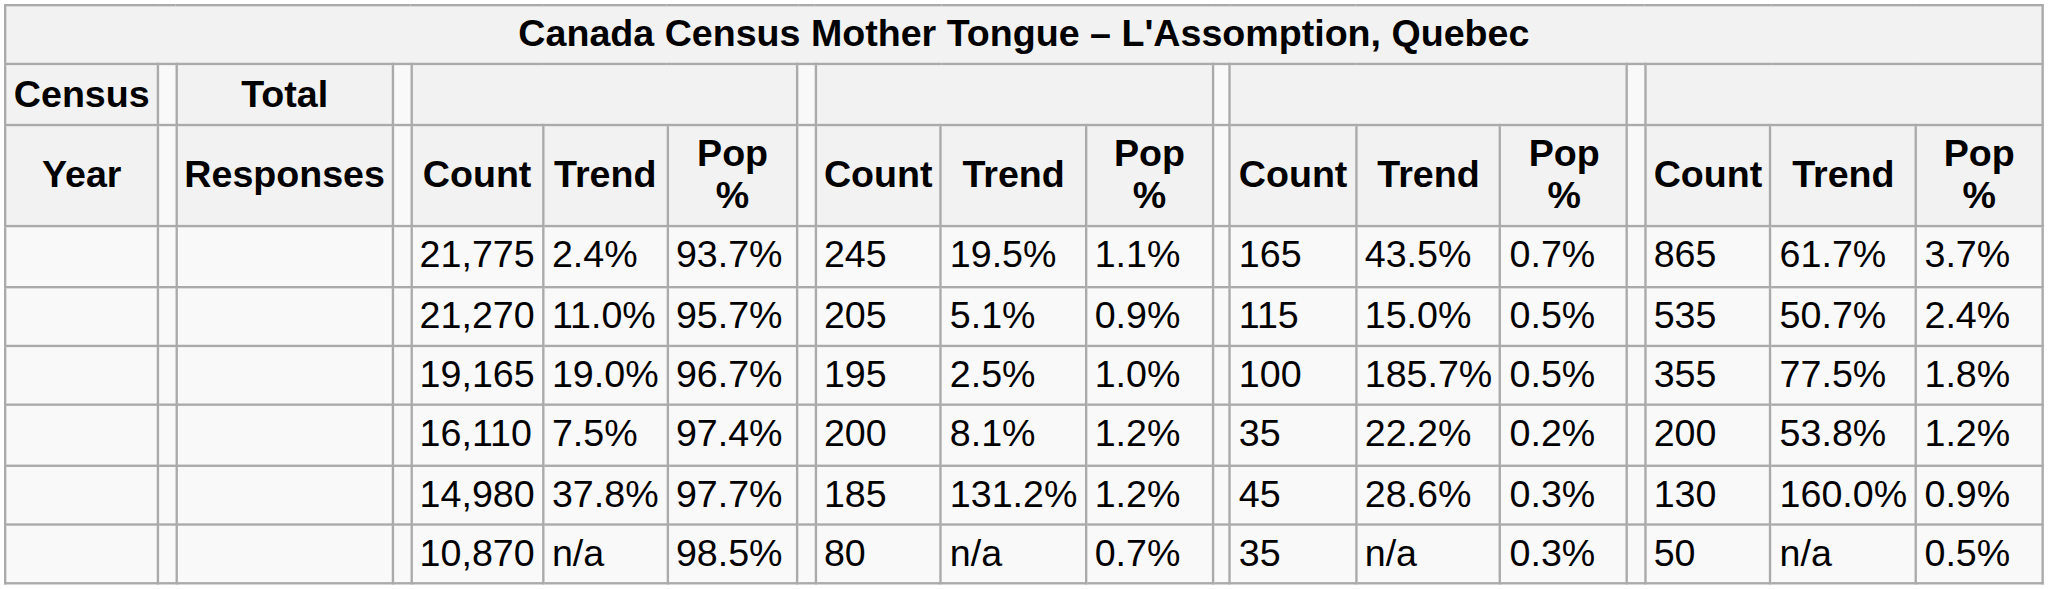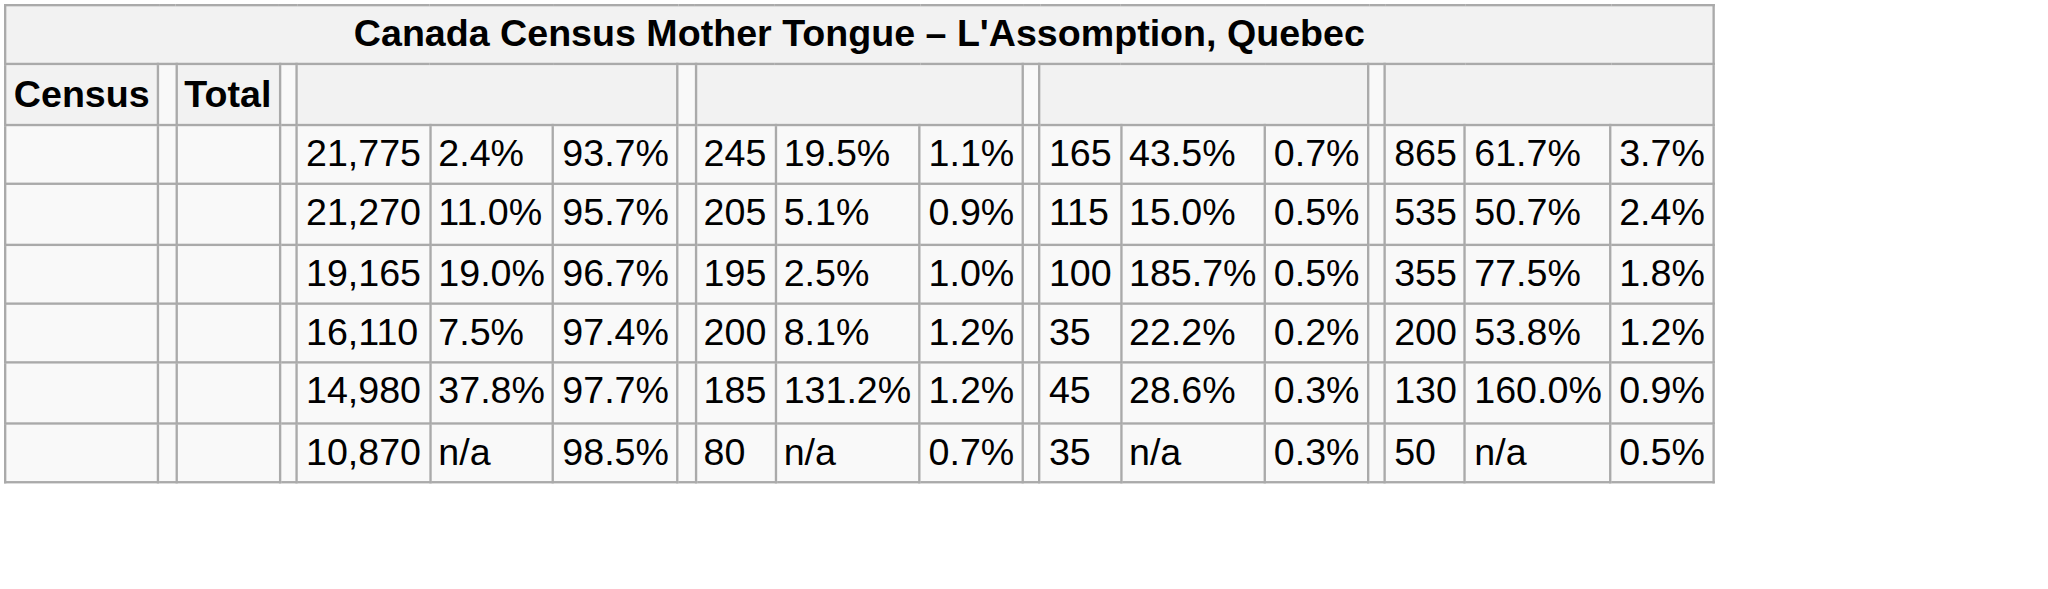- row: (82, 174)
